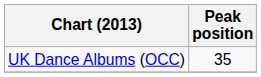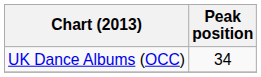(223, 59) 35 -> (223, 59) 34
